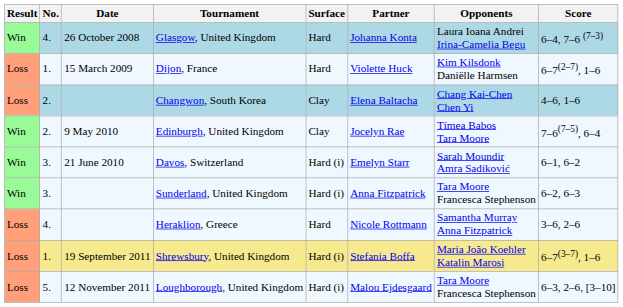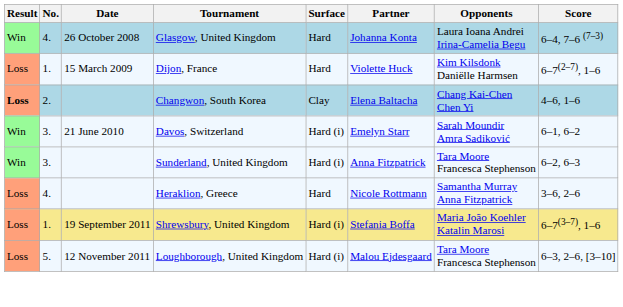(18, 99) normal -> (18, 99) bold
- row: (220, 130)
